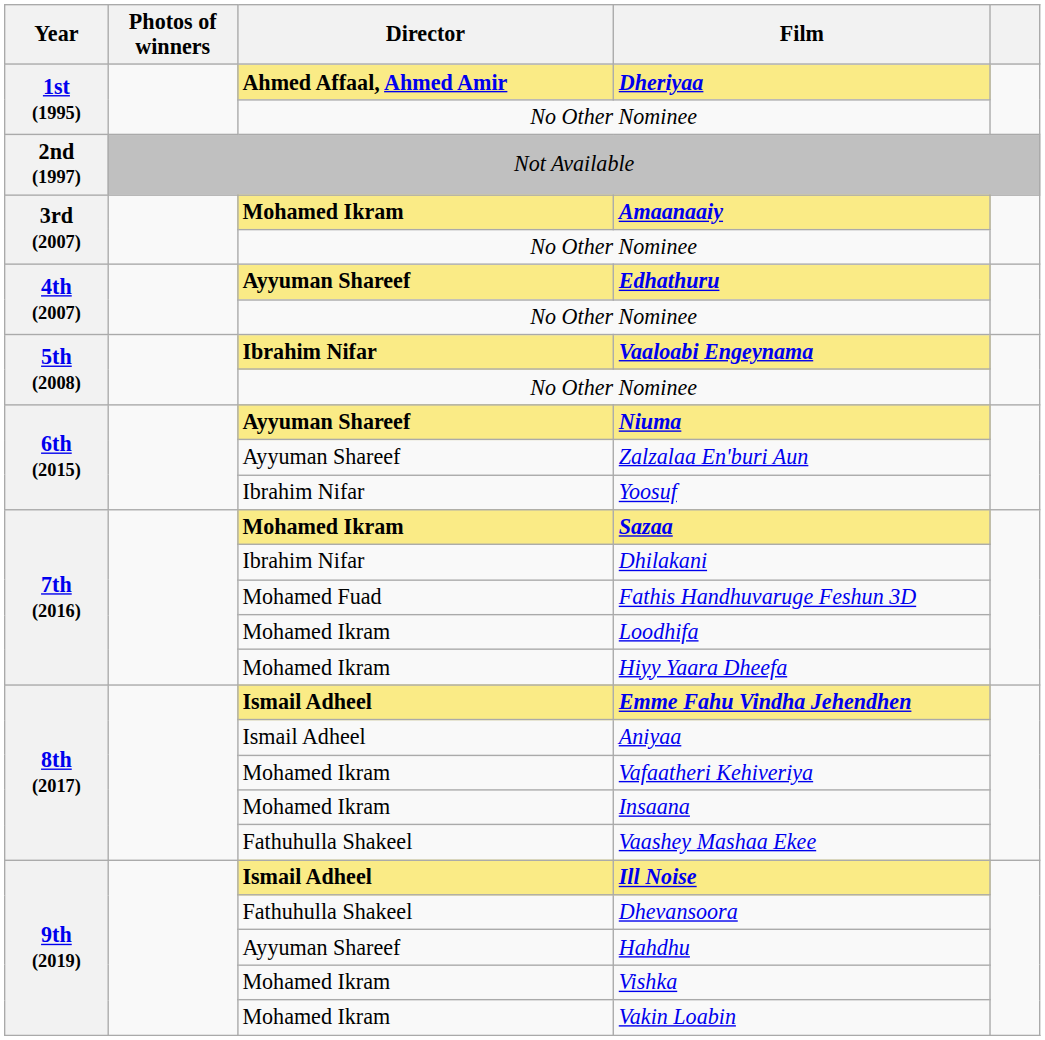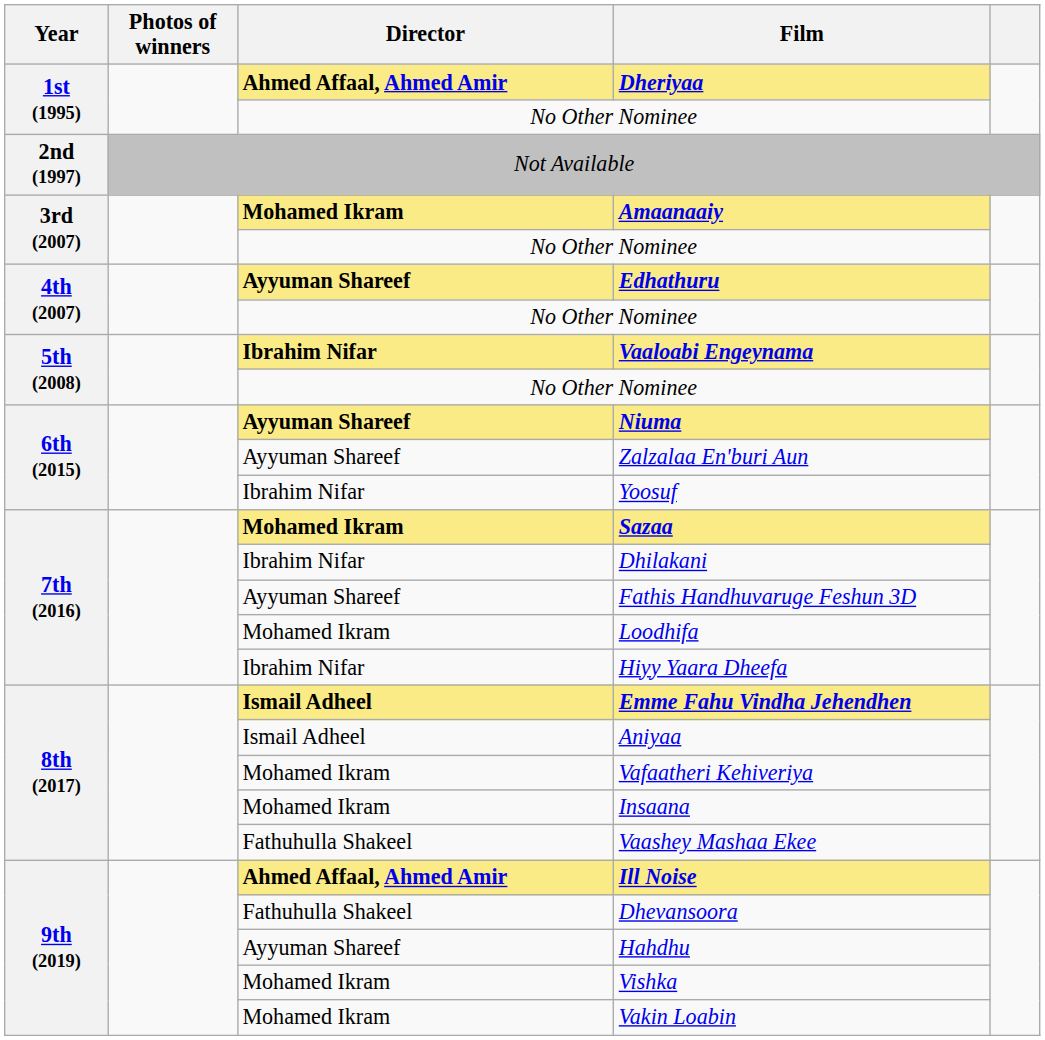(312, 596) Mohamed Fuad -> (321, 596) Ayyuman Shareef
(316, 666) Mohamed Ikram -> (303, 666) Ibrahim Nifar
(307, 877) Ismail Adheel -> (375, 877) Ahmed Affaal, Ahmed Amir
